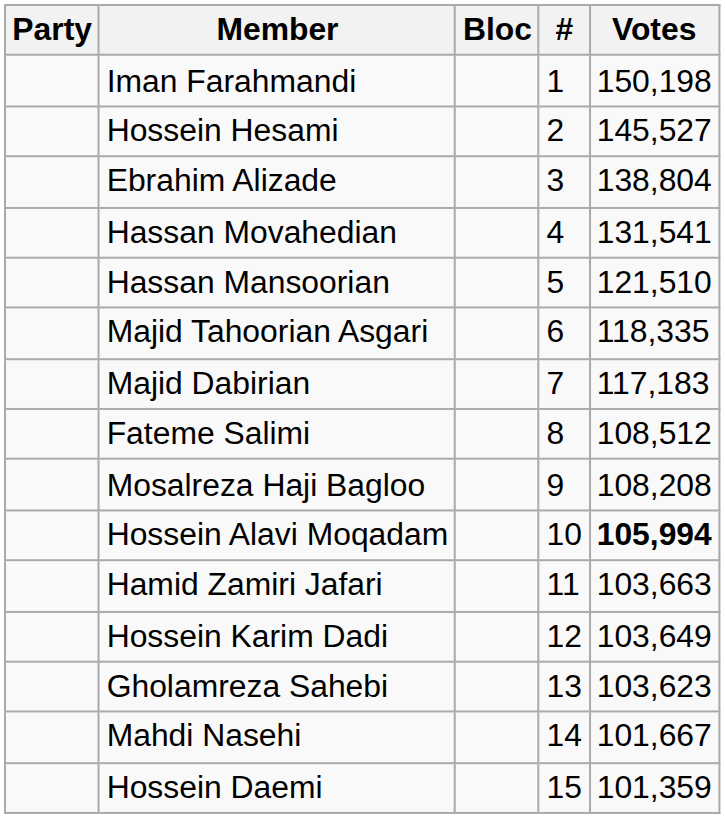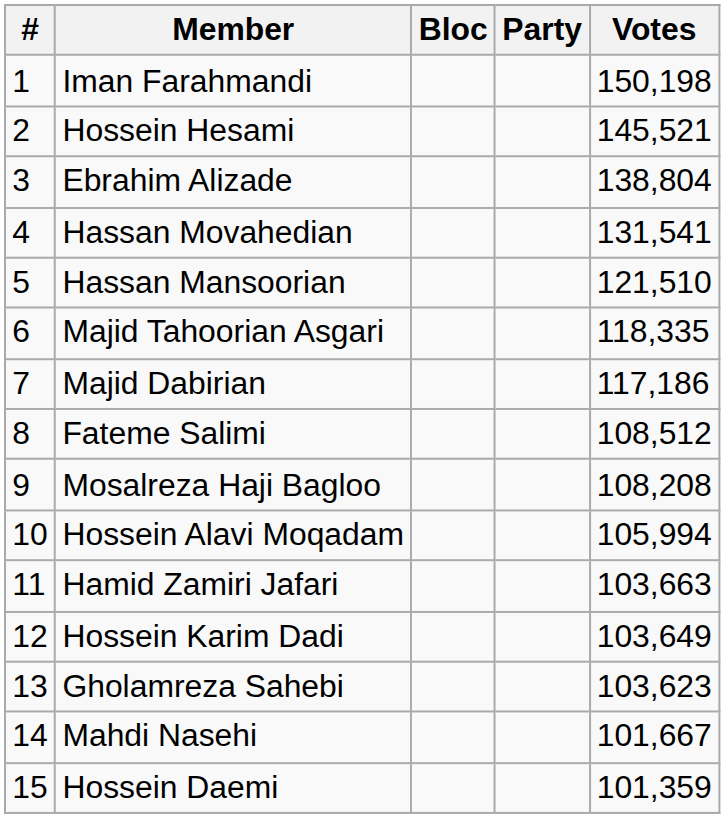columns swapped: (564, 29) <-> (52, 29)
(654, 130) 145,527 -> (654, 130) 145,521
(653, 383) 117,183 -> (653, 383) 117,186
(654, 534) bold -> (654, 534) normal
